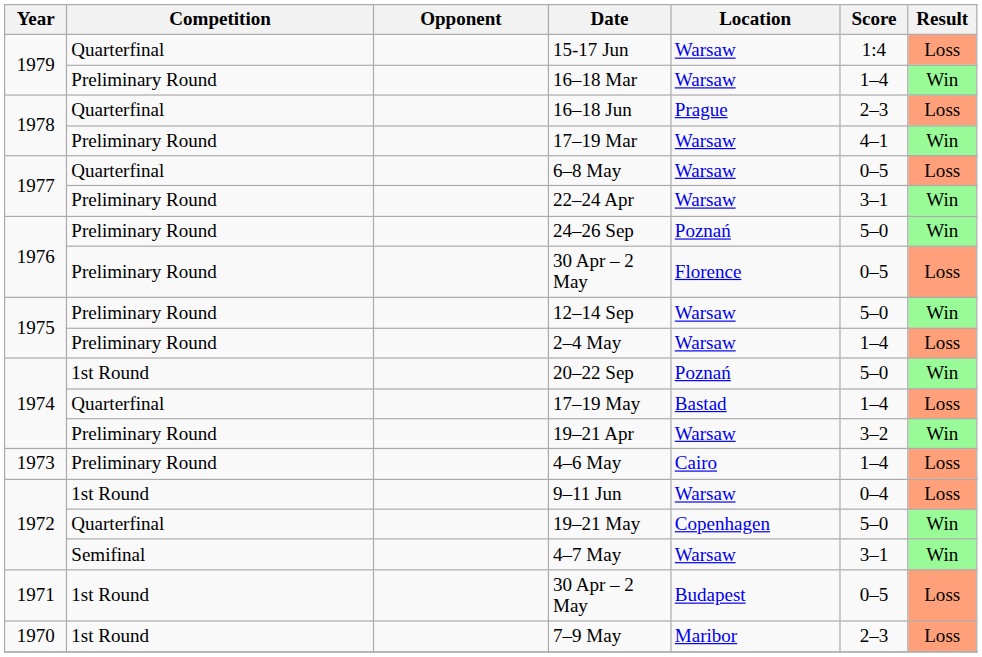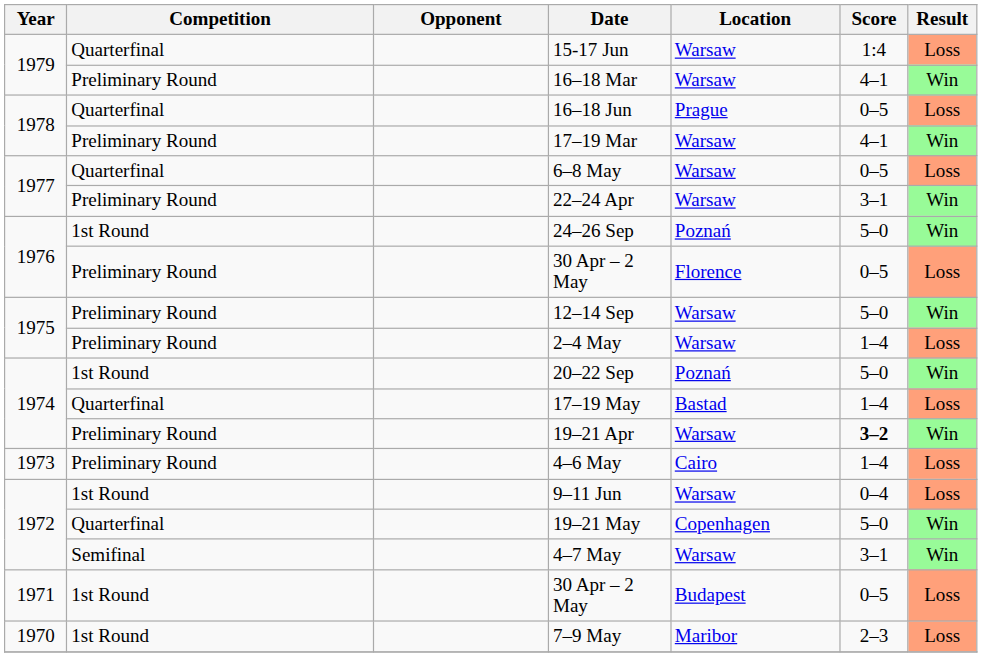(874, 79) 1–4 -> (874, 79) 4–1
(874, 110) 2–3 -> (874, 110) 0–5
(144, 230) Preliminary Round -> (110, 230) 1st Round
(874, 433) normal -> (874, 433) bold
